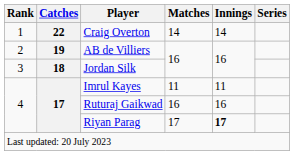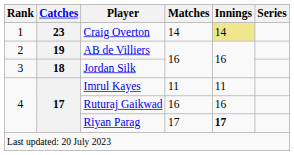(59, 31) 22 -> (59, 31) 23
(221, 31) no background -> (221, 31) khaki background
